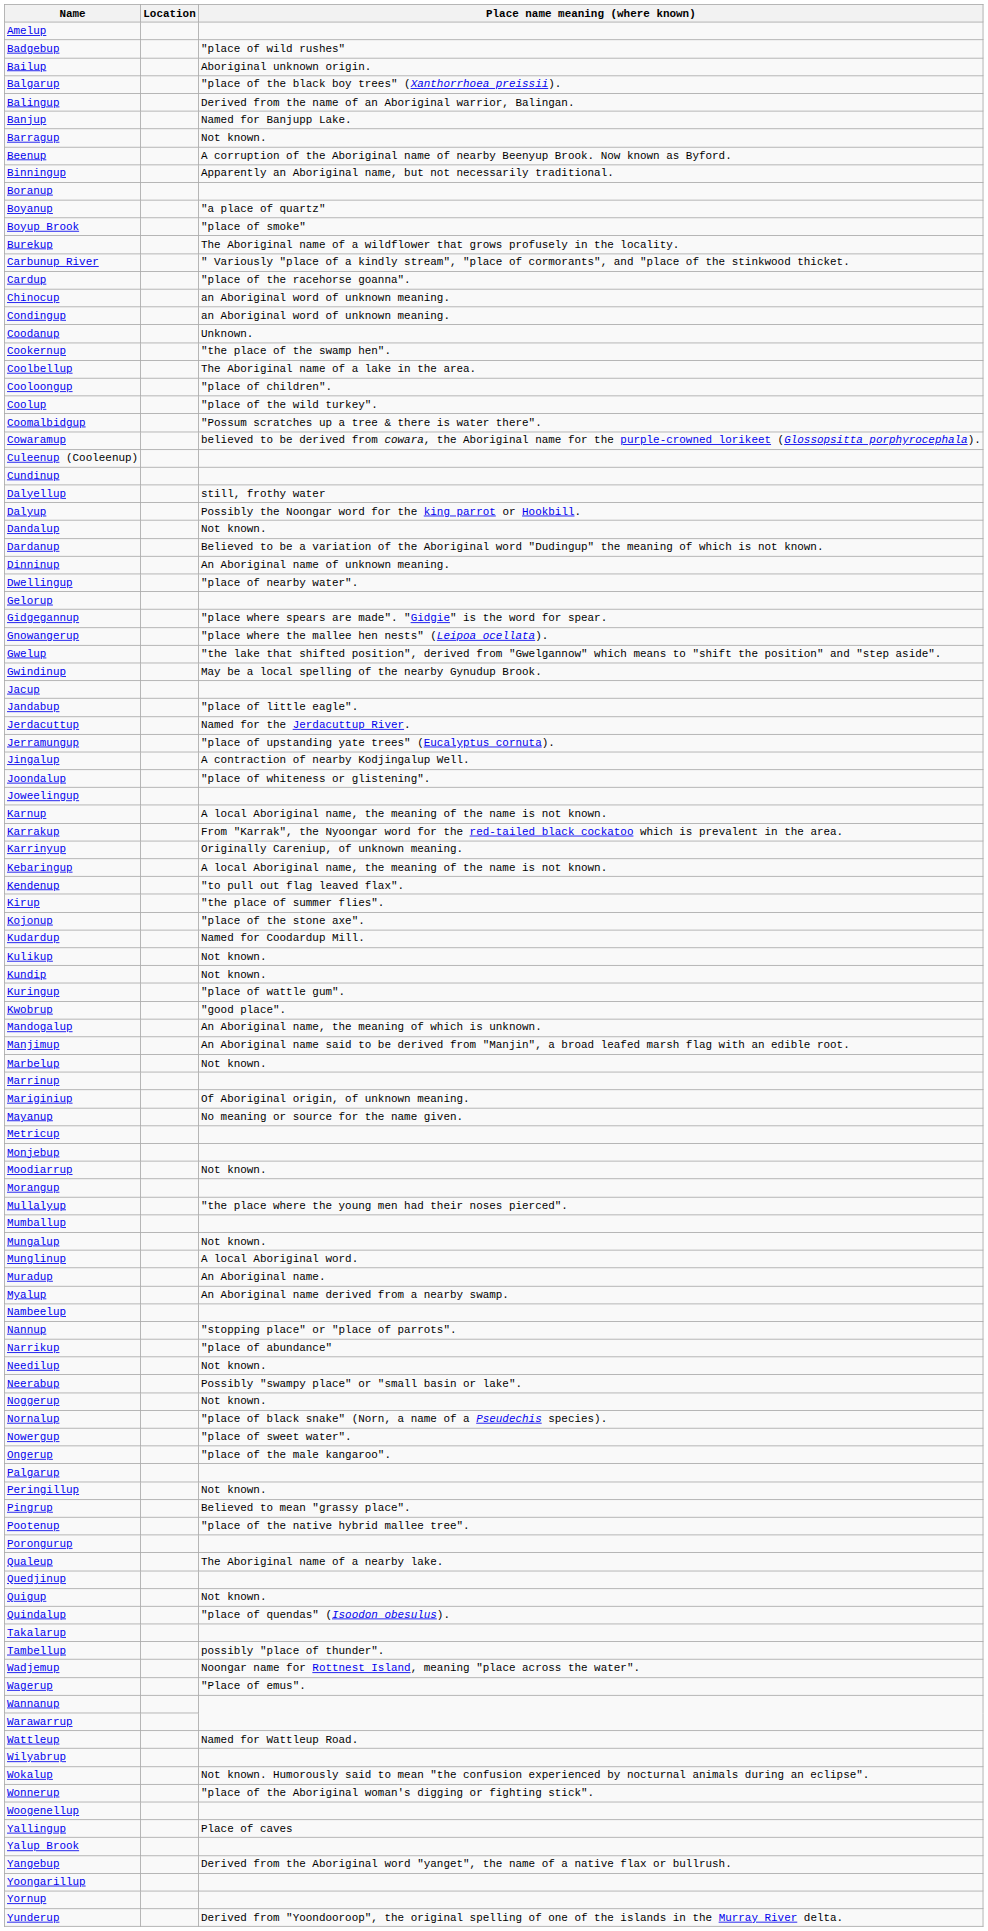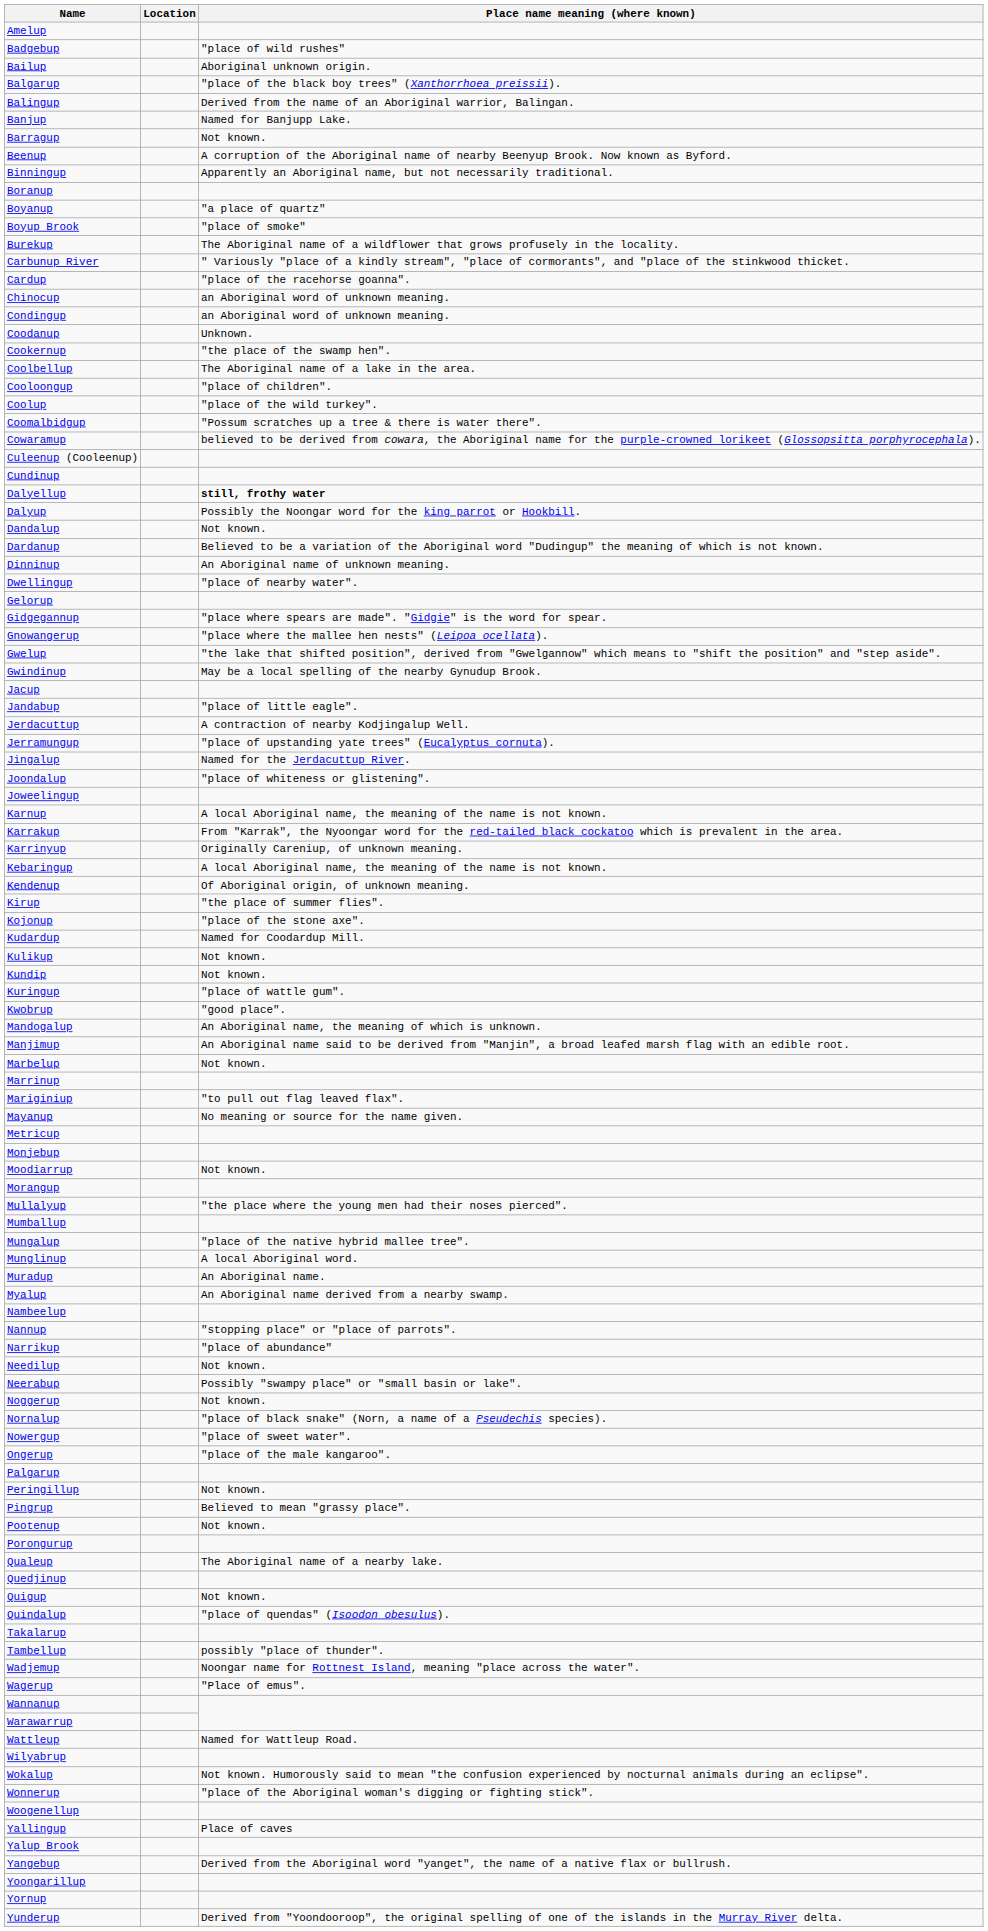(263, 494) normal -> (263, 494) bold
(306, 725) Named for the Jerdacuttup River. -> (335, 725) A contraction of nearby Kodjingalup Well.
(335, 761) A contraction of nearby Kodjingalup Well. -> (306, 761) Named for the Jerdacuttup River.
(303, 885) "to pull out flag leaved flax". -> (335, 885) Of Aboriginal origin, of unknown meaning.
(335, 1099) Of Aboriginal origin, of unknown meaning. -> (303, 1099) "to pull out flag leaved flax".
(234, 1241) Not known. -> (335, 1241) "place of the native hybrid mallee tree".
(335, 1526) "place of the native hybrid mallee tree". -> (234, 1526) Not known.
